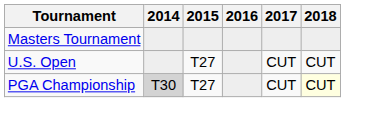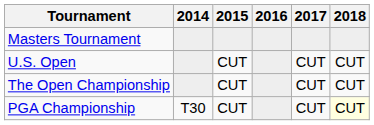(203, 62) T27 -> (232, 62) CUT
+ row: (89, 86)
(164, 86) lightgrey background -> (193, 109) no background
(203, 86) T27 -> (232, 109) CUT
